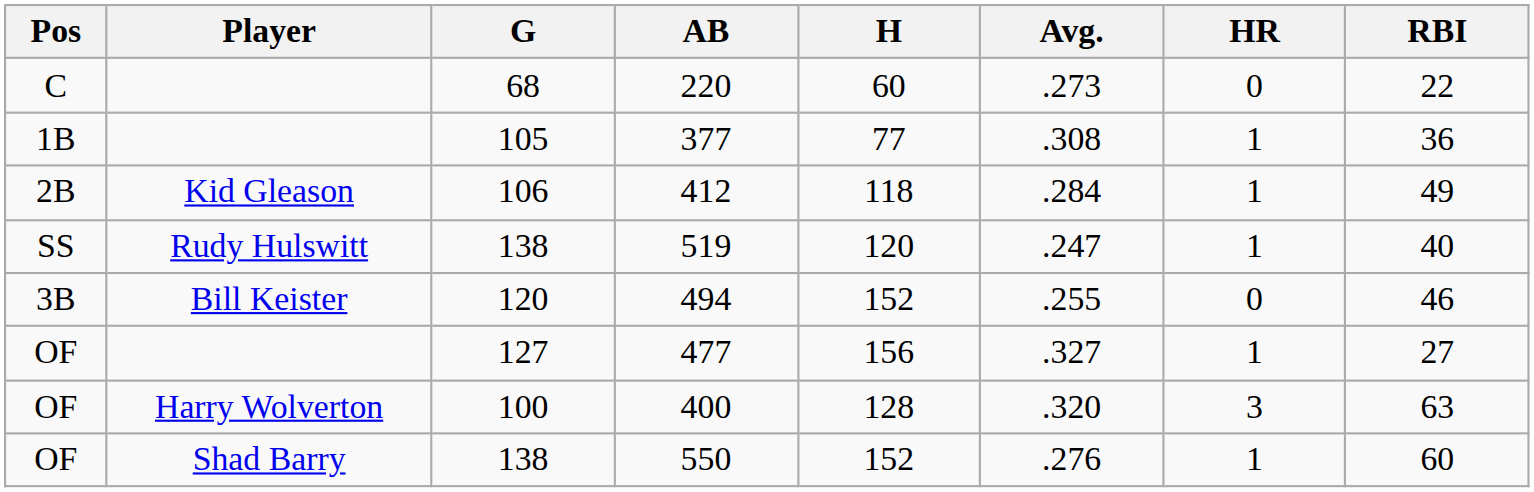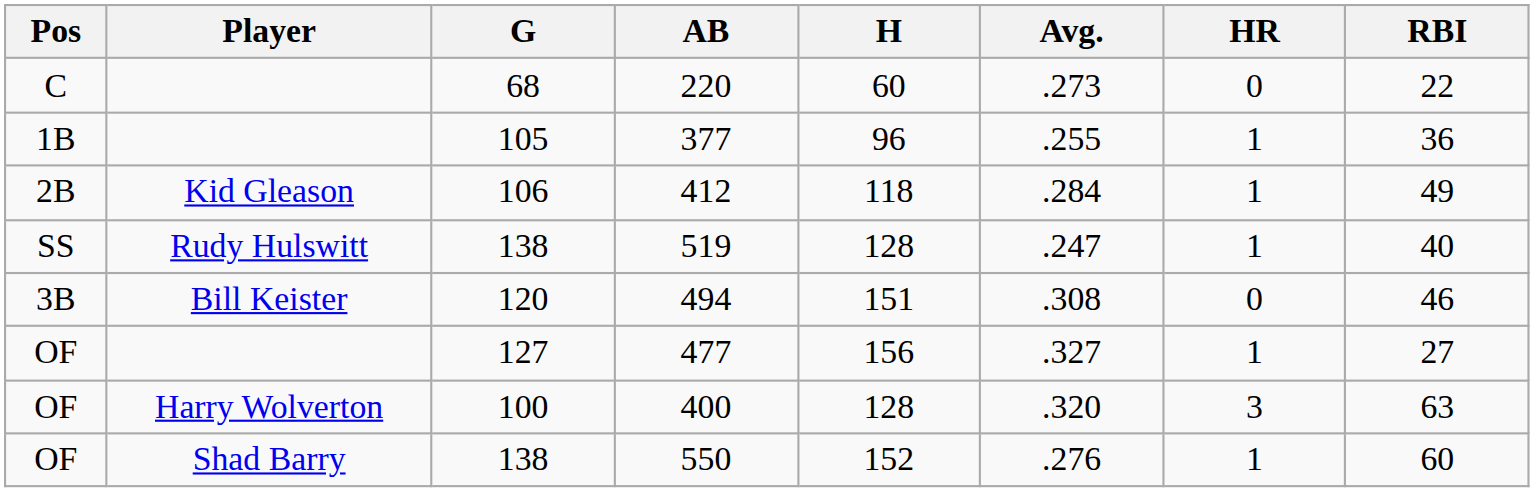(889, 138) 77 -> (889, 138) 96
(1072, 138) .308 -> (1072, 138) .255
(889, 245) 120 -> (889, 245) 128
(889, 298) 152 -> (889, 298) 151
(1072, 298) .255 -> (1072, 298) .308
